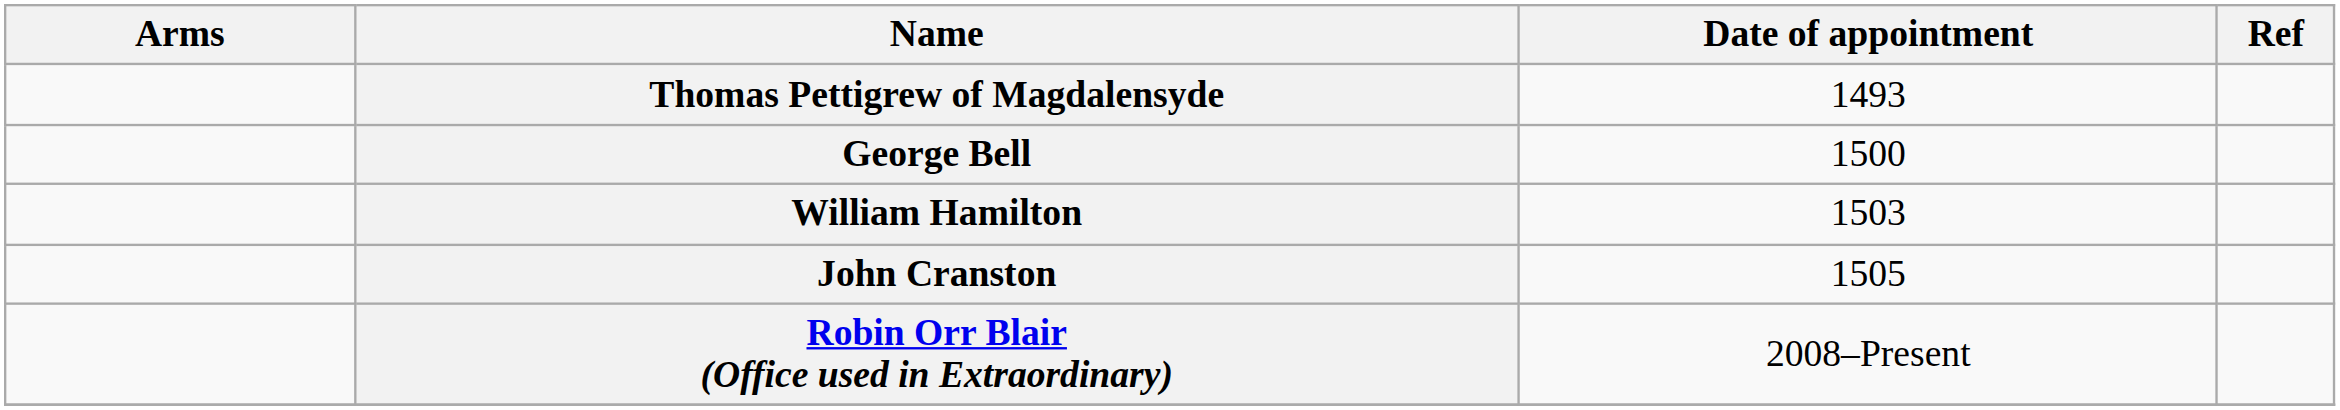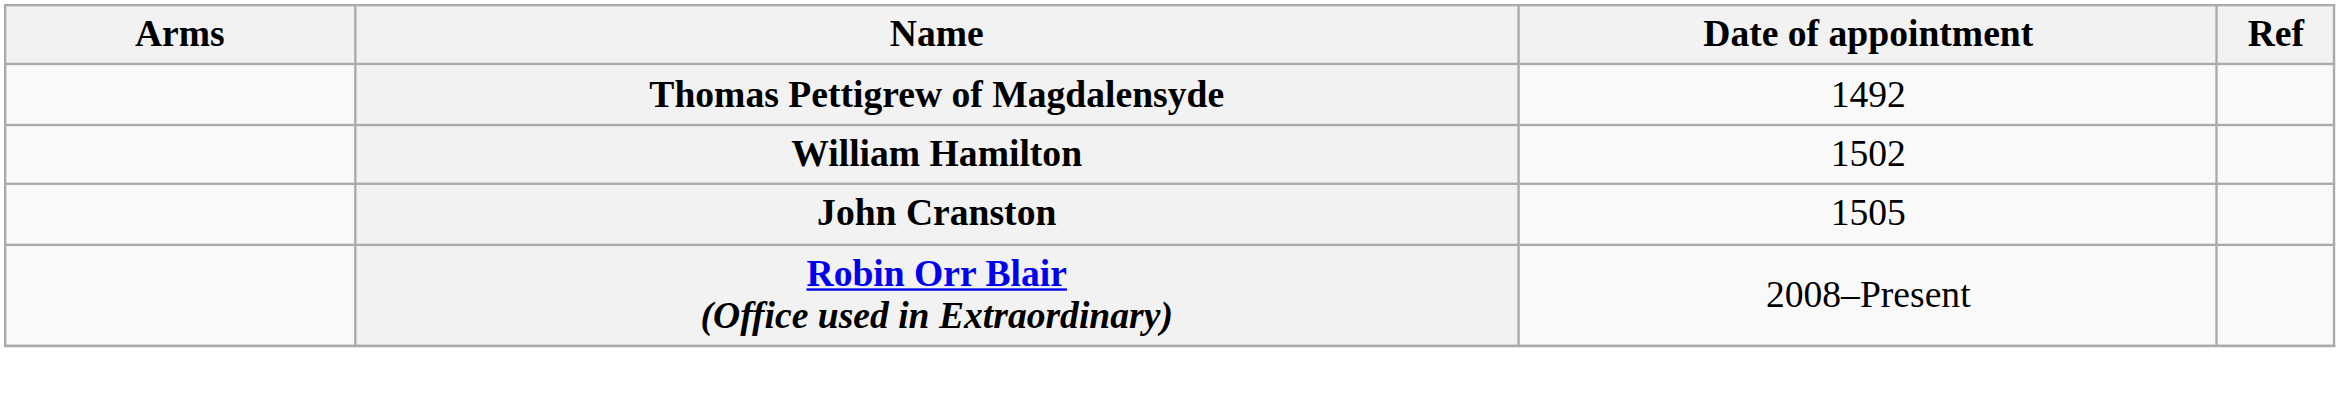(1868, 93) 1493 -> (1868, 93) 1492
- row: (937, 153)
(1868, 213) 1503 -> (1868, 153) 1502
